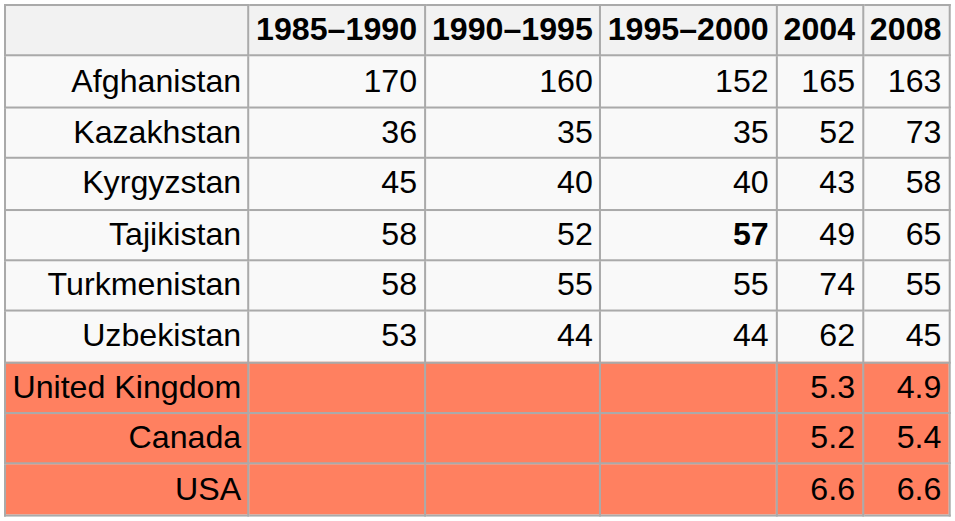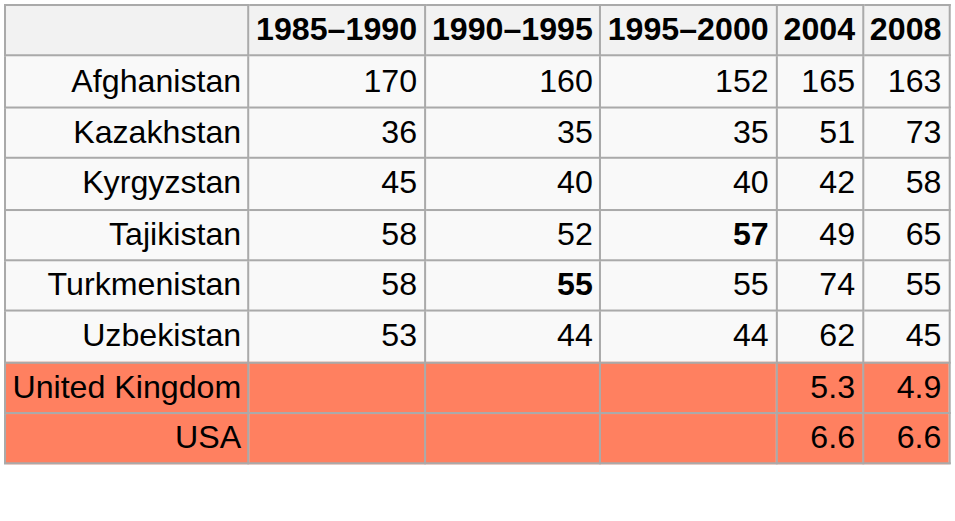(837, 132) 52 -> (837, 132) 51
(837, 183) 43 -> (837, 183) 42
(575, 285) normal -> (575, 285) bold
- row: (185, 438)
